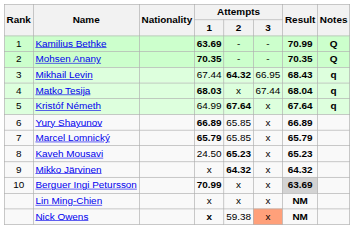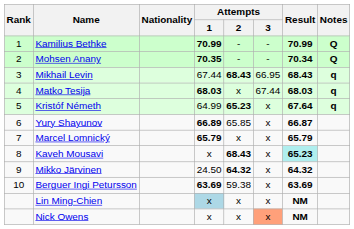(209, 43) 63.69 -> (209, 43) 70.99
(300, 59) 70.35 -> (300, 59) 70.34
(239, 75) 64.32 -> (239, 75) 68.43
(300, 91) 68.04 -> (300, 91) 68.03
(239, 106) 67.64 -> (239, 106) 65.23
(300, 122) 66.89 -> (300, 122) 66.87
(239, 138) 65.85 -> (239, 138) x
(209, 153) 24.50 -> (209, 153) x
(239, 153) 65.23 -> (239, 153) 68.43
(300, 153) no background -> (300, 153) paleturquoise background
(209, 169) x -> (209, 169) 24.50
(209, 185) 70.99 -> (209, 185) 63.69
(239, 185) x -> (239, 185) 59.38
(300, 185) lightgrey background -> (300, 185) no background
(209, 201) no background -> (209, 201) lightblue background
(209, 216) bold -> (209, 216) normal
(239, 216) 59.38 -> (239, 216) x
